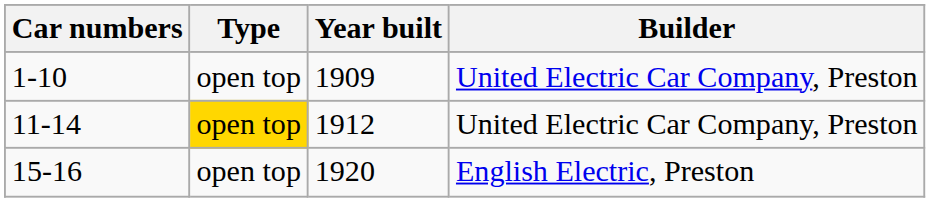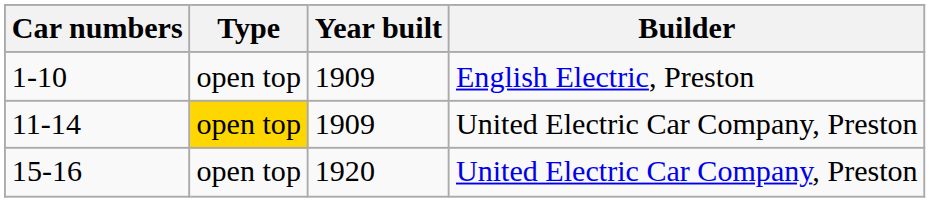(687, 76) United Electric Car Company, Preston -> (605, 76) English Electric, Preston
(345, 123) 1912 -> (345, 123) 1909
(605, 171) English Electric, Preston -> (687, 171) United Electric Car Company, Preston
